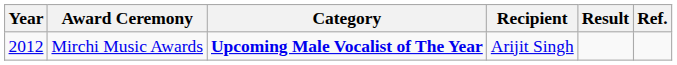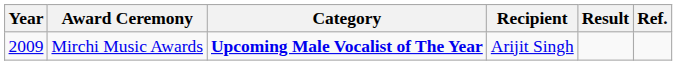(26, 45) 2012 -> (26, 45) 2009
